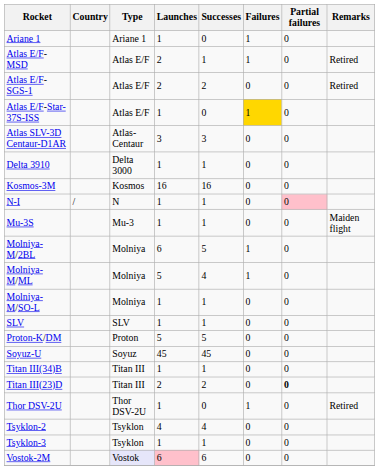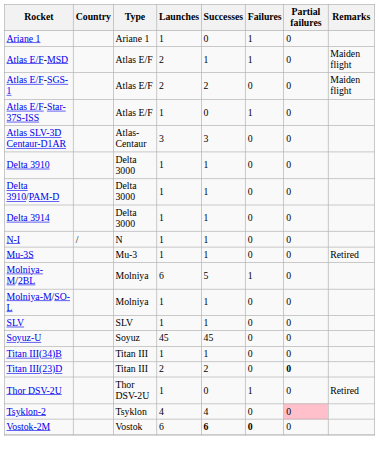(344, 59) Retired -> (345, 59) Maiden flight
(344, 86) Retired -> (345, 86) Maiden flight
(248, 112) gold background -> (250, 112) no background
+ row: (33, 191)
+ row: (28, 218)
- row: (31, 186)
(286, 201) pink background -> (289, 239) no background
(344, 222) Maiden flight -> (345, 254) Retired
- row: (25, 275)
- row: (34, 338)
(286, 427) no background -> (289, 411) pink background
- row: (26, 442)
(126, 458) lavender background -> (129, 427) no background
(159, 458) pink background -> (161, 427) no background
(204, 458) normal -> (206, 427) bold
(248, 458) normal -> (250, 427) bold
